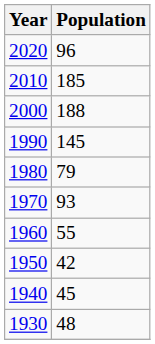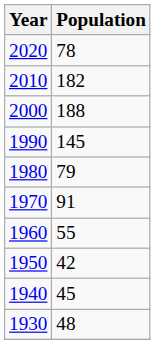(66, 50) 96 -> (66, 50) 78
(71, 80) 185 -> (71, 80) 182
(66, 202) 93 -> (66, 202) 91
